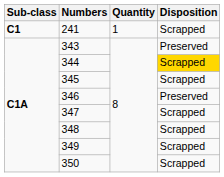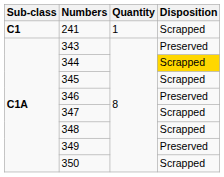(182, 146) Scrapped -> (184, 146) Preserved
